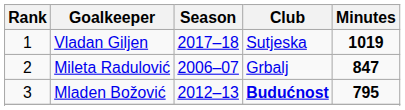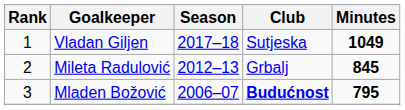(366, 42) 1019 -> (366, 42) 1049
(208, 67) 2006–07 -> (208, 67) 2012–13
(366, 67) 847 -> (366, 67) 845
(208, 92) 2012–13 -> (208, 92) 2006–07
